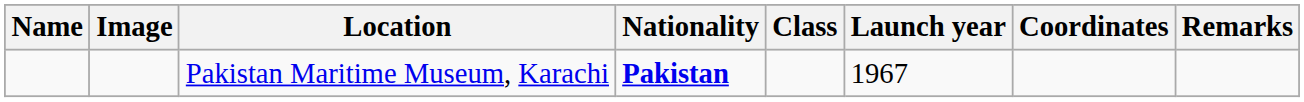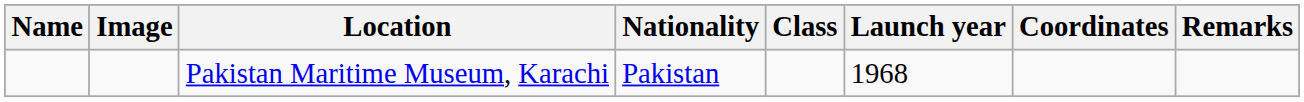(676, 72) bold -> (671, 72) normal
(879, 72) 1967 -> (879, 72) 1968
